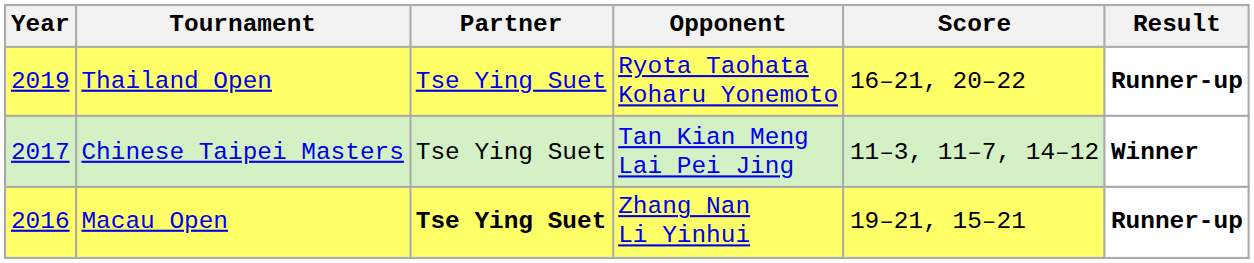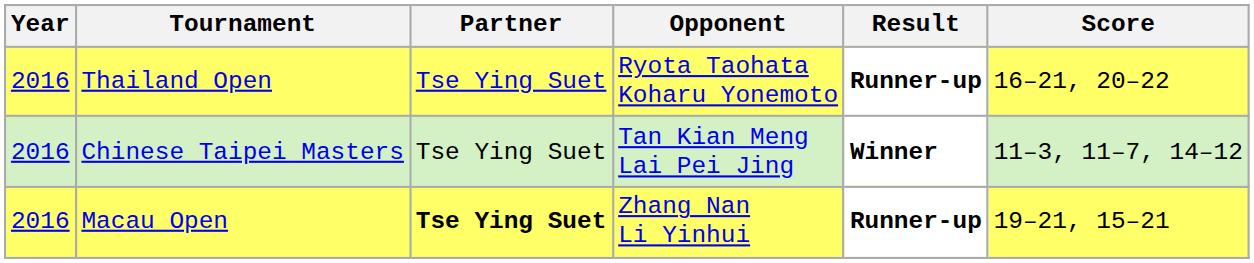columns swapped: (974, 25) <-> (1177, 25)
(40, 81) 2019 -> (40, 81) 2016
(40, 151) 2017 -> (40, 151) 2016
